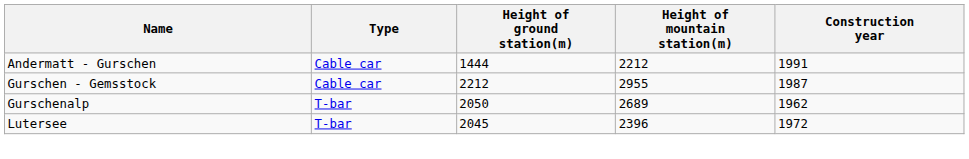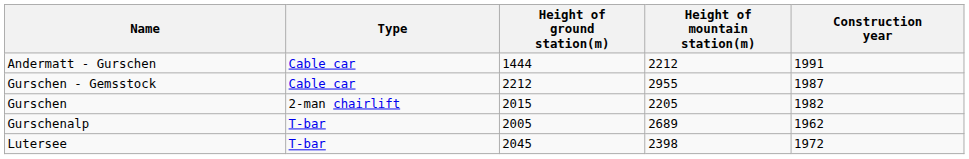+ row: (37, 103)
(474, 103) 2050 -> (517, 124) 2005
(634, 124) 2396 -> (663, 144) 2398
